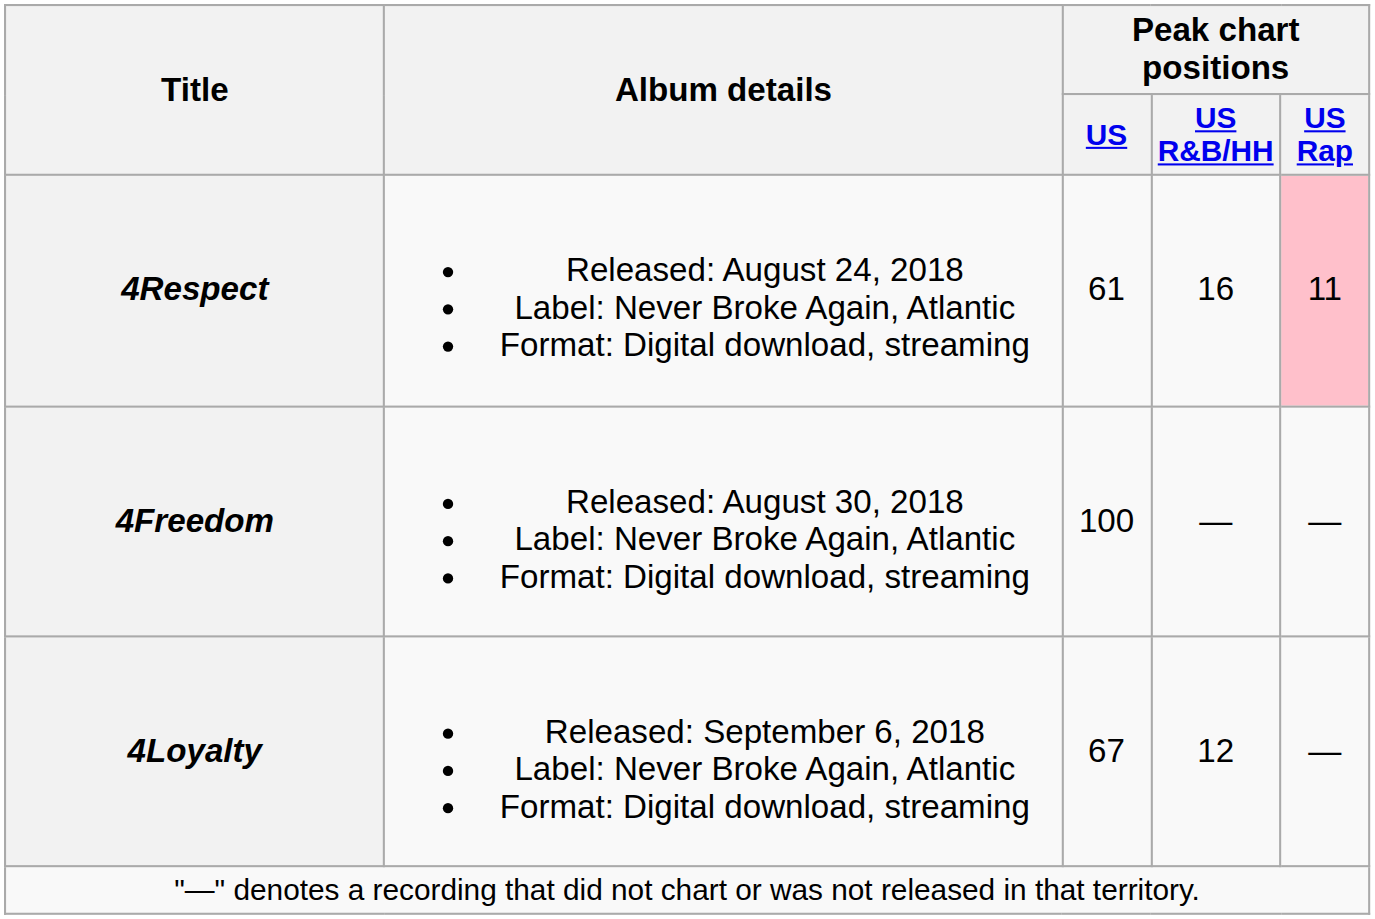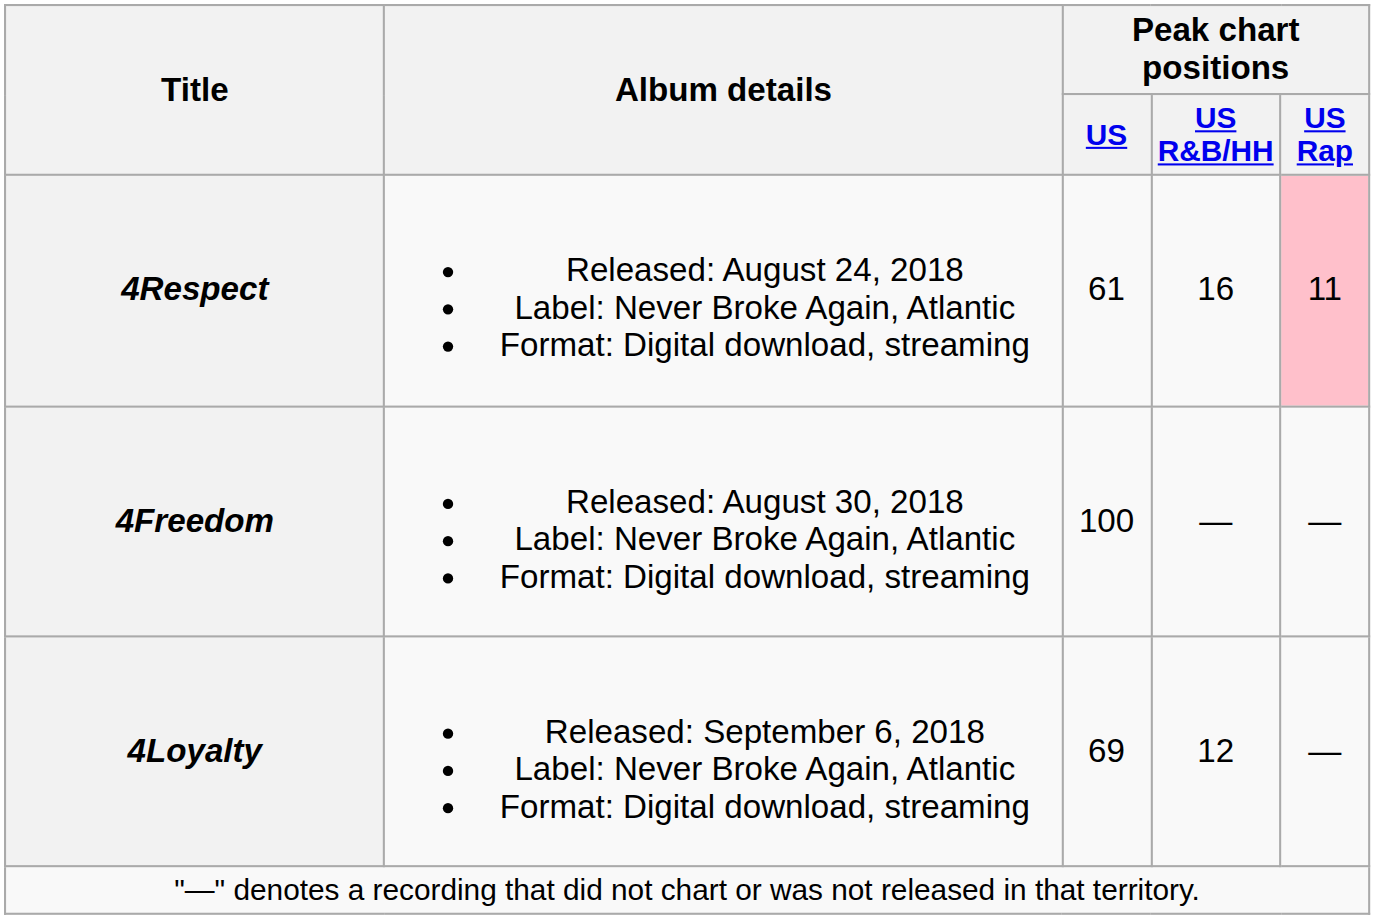(1107, 750) 67 -> (1107, 750) 69
